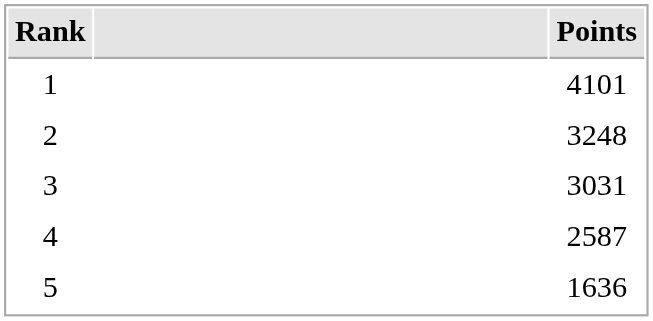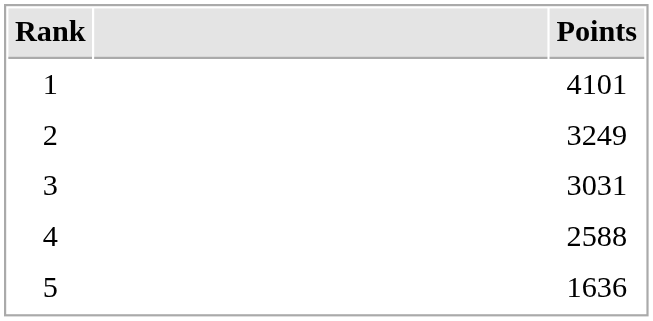(597, 135) 3248 -> (597, 135) 3249
(597, 236) 2587 -> (597, 236) 2588
